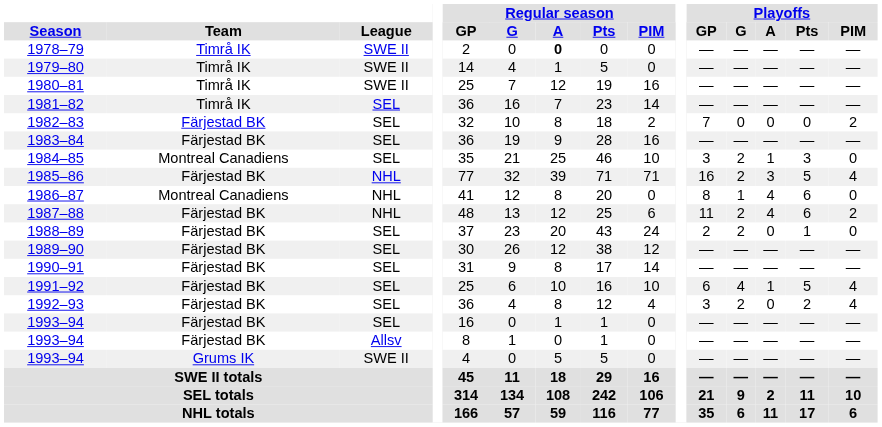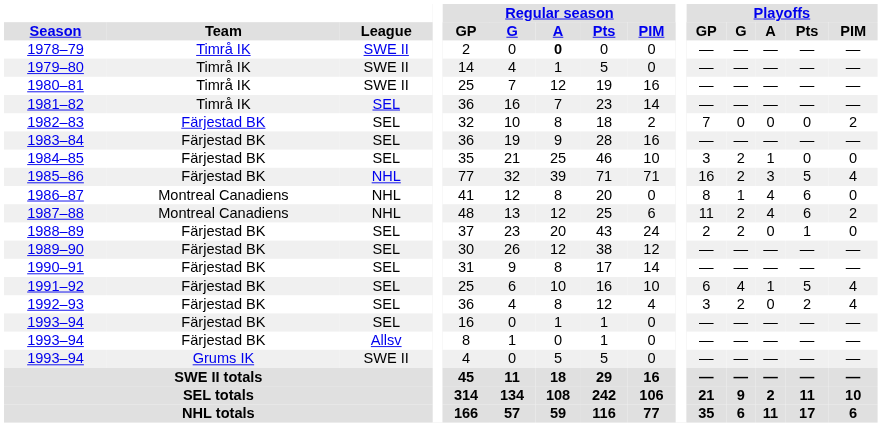(223, 158) Montreal Canadiens -> (223, 158) Färjestad BK
(807, 158) 3 -> (807, 158) 0
(223, 213) Färjestad BK -> (223, 213) Montreal Canadiens
